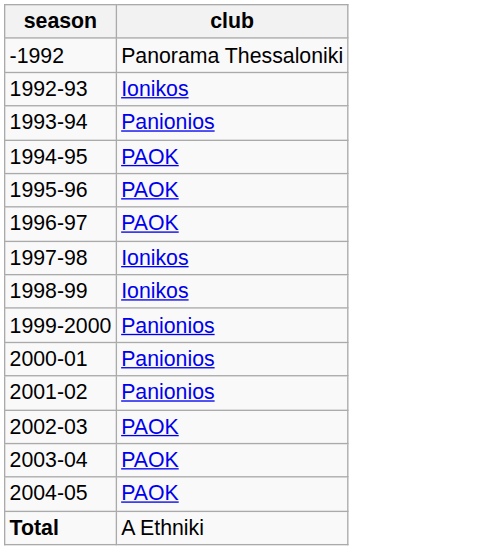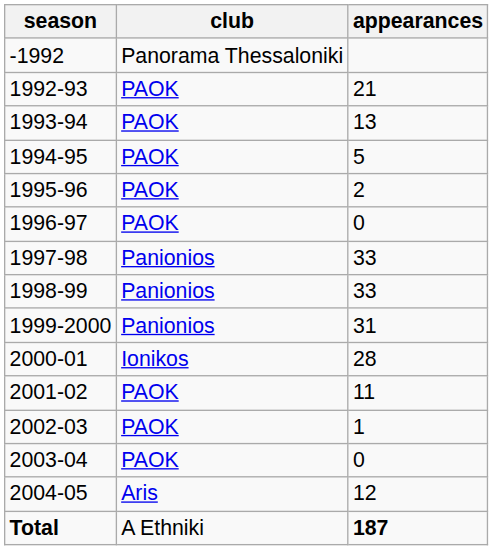+ column: (418, 21)
(155, 88) Ionikos -> (150, 88) PAOK
(168, 122) Panionios -> (150, 122) PAOK
(155, 257) Ionikos -> (168, 257) Panionios
(155, 291) Ionikos -> (168, 291) Panionios
(168, 358) Panionios -> (155, 358) Ionikos
(168, 392) Panionios -> (150, 392) PAOK
(150, 493) PAOK -> (139, 493) Aris
